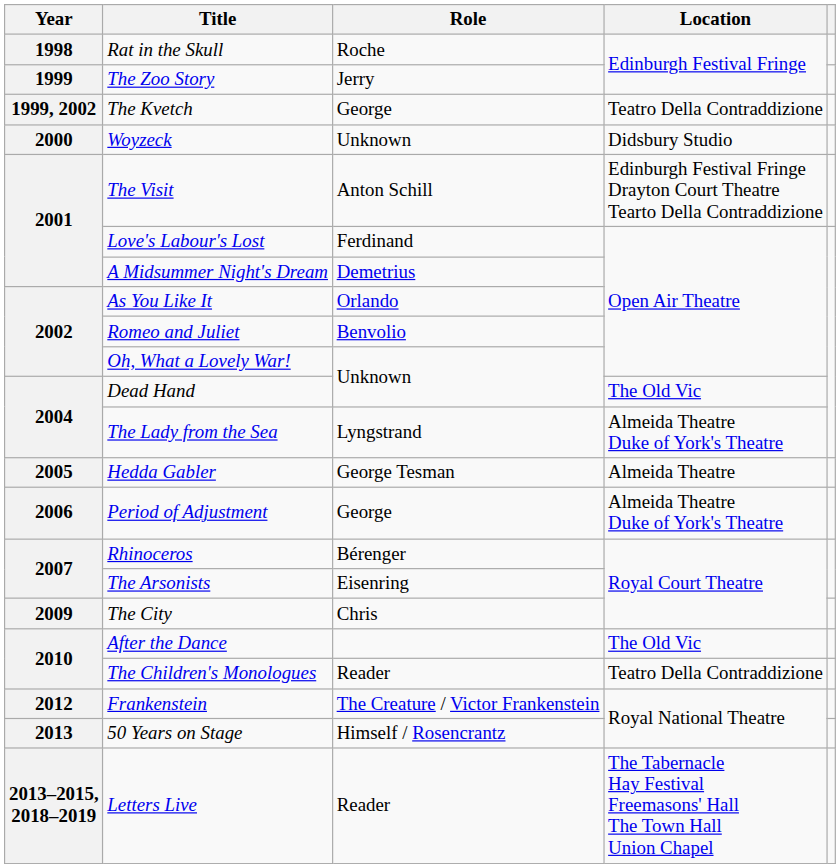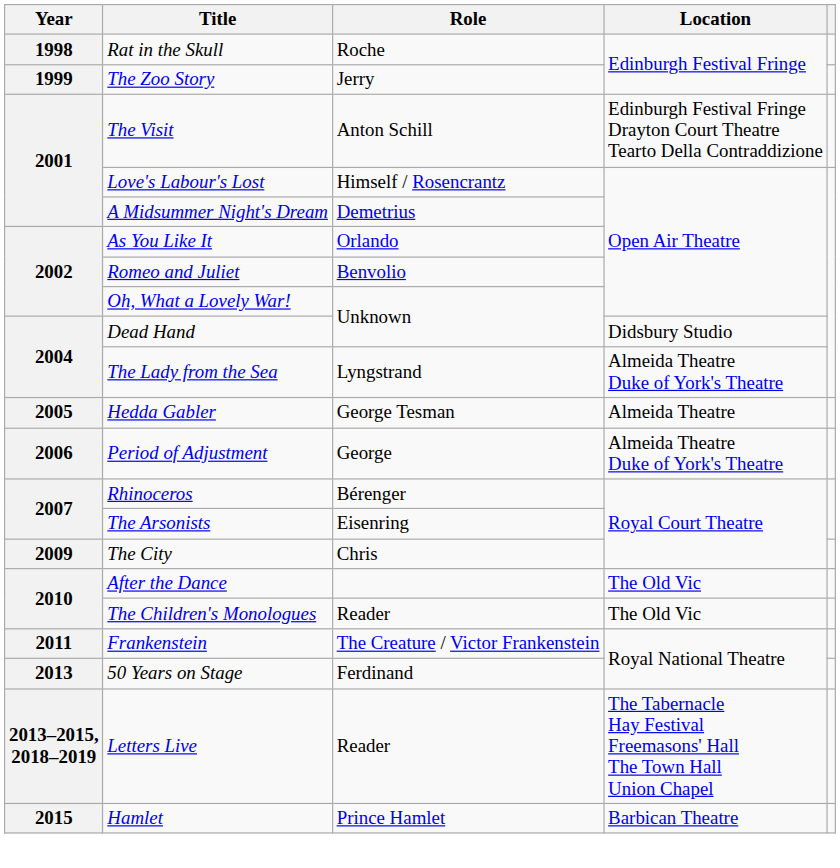- row: (150, 109)
- row: (139, 139)
(375, 241) Ferdinand -> (421, 181) Himself / Rosencrantz
(655, 391) The Old Vic -> (670, 331) Didsbury Studio
(715, 673) Teatro Della Contraddizione -> (655, 613) The Old Vic
(54, 703) 2012 -> (54, 643) 2011
(421, 733) Himself / Rosencrantz -> (375, 673) Ferdinand
+ row: (135, 818)
